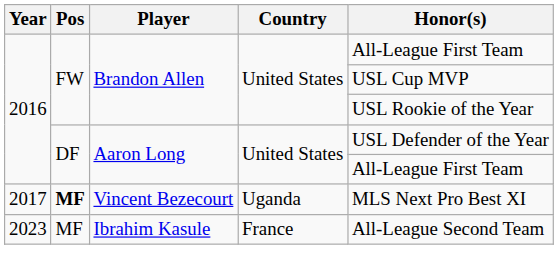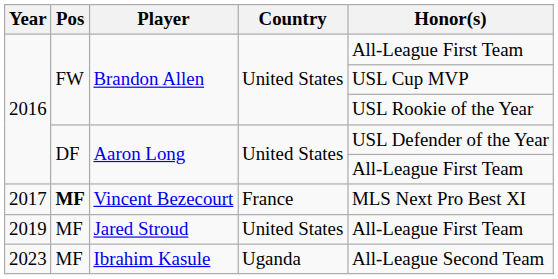(271, 199) Uganda -> (268, 199) France
+ row: (28, 229)
(268, 229) France -> (271, 259) Uganda
